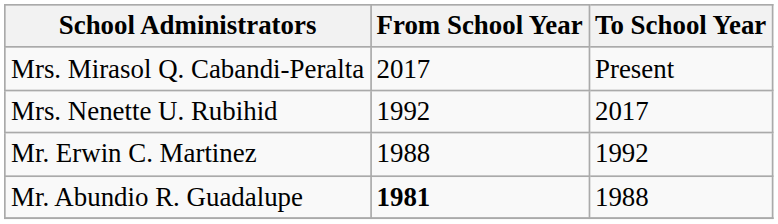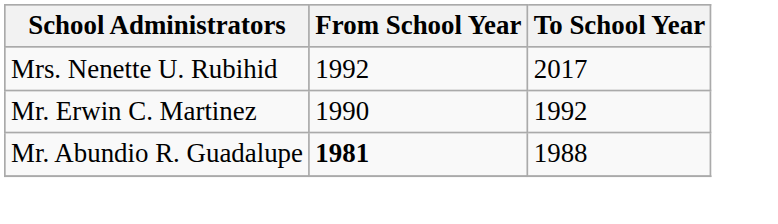- row: (188, 68)
(403, 153) 1988 -> (342, 111) 1990
